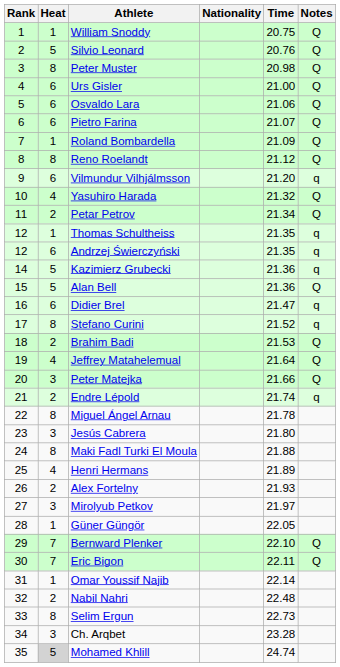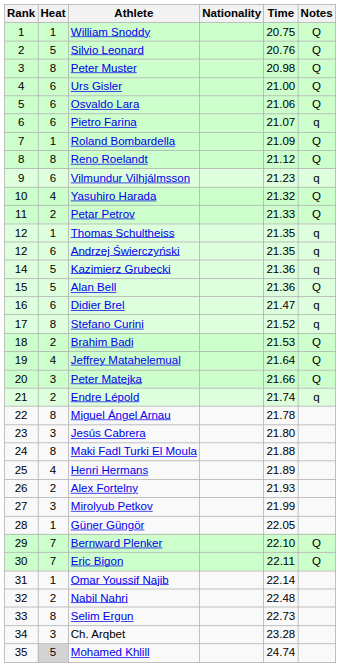(317, 123) Q -> (317, 123) q
(281, 178) 21.20 -> (281, 178) 21.23
(281, 214) 21.34 -> (281, 214) 21.33
(281, 506) 21.97 -> (281, 506) 21.99
